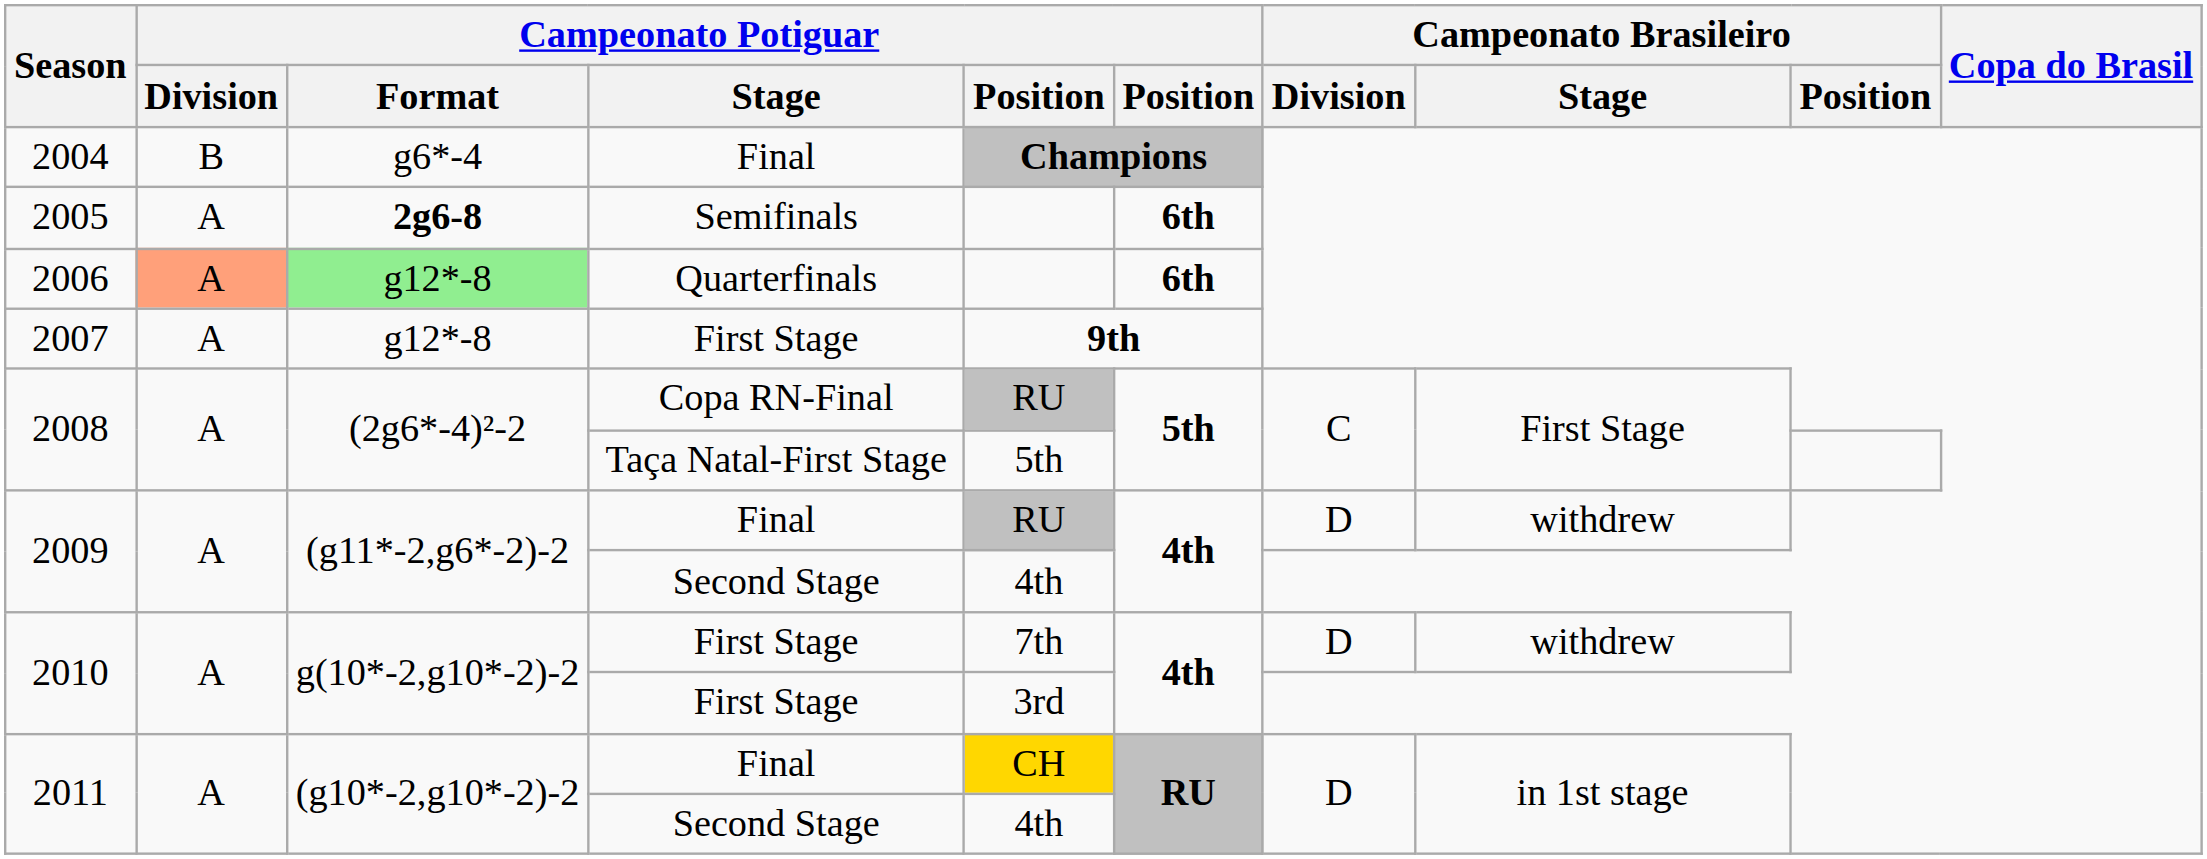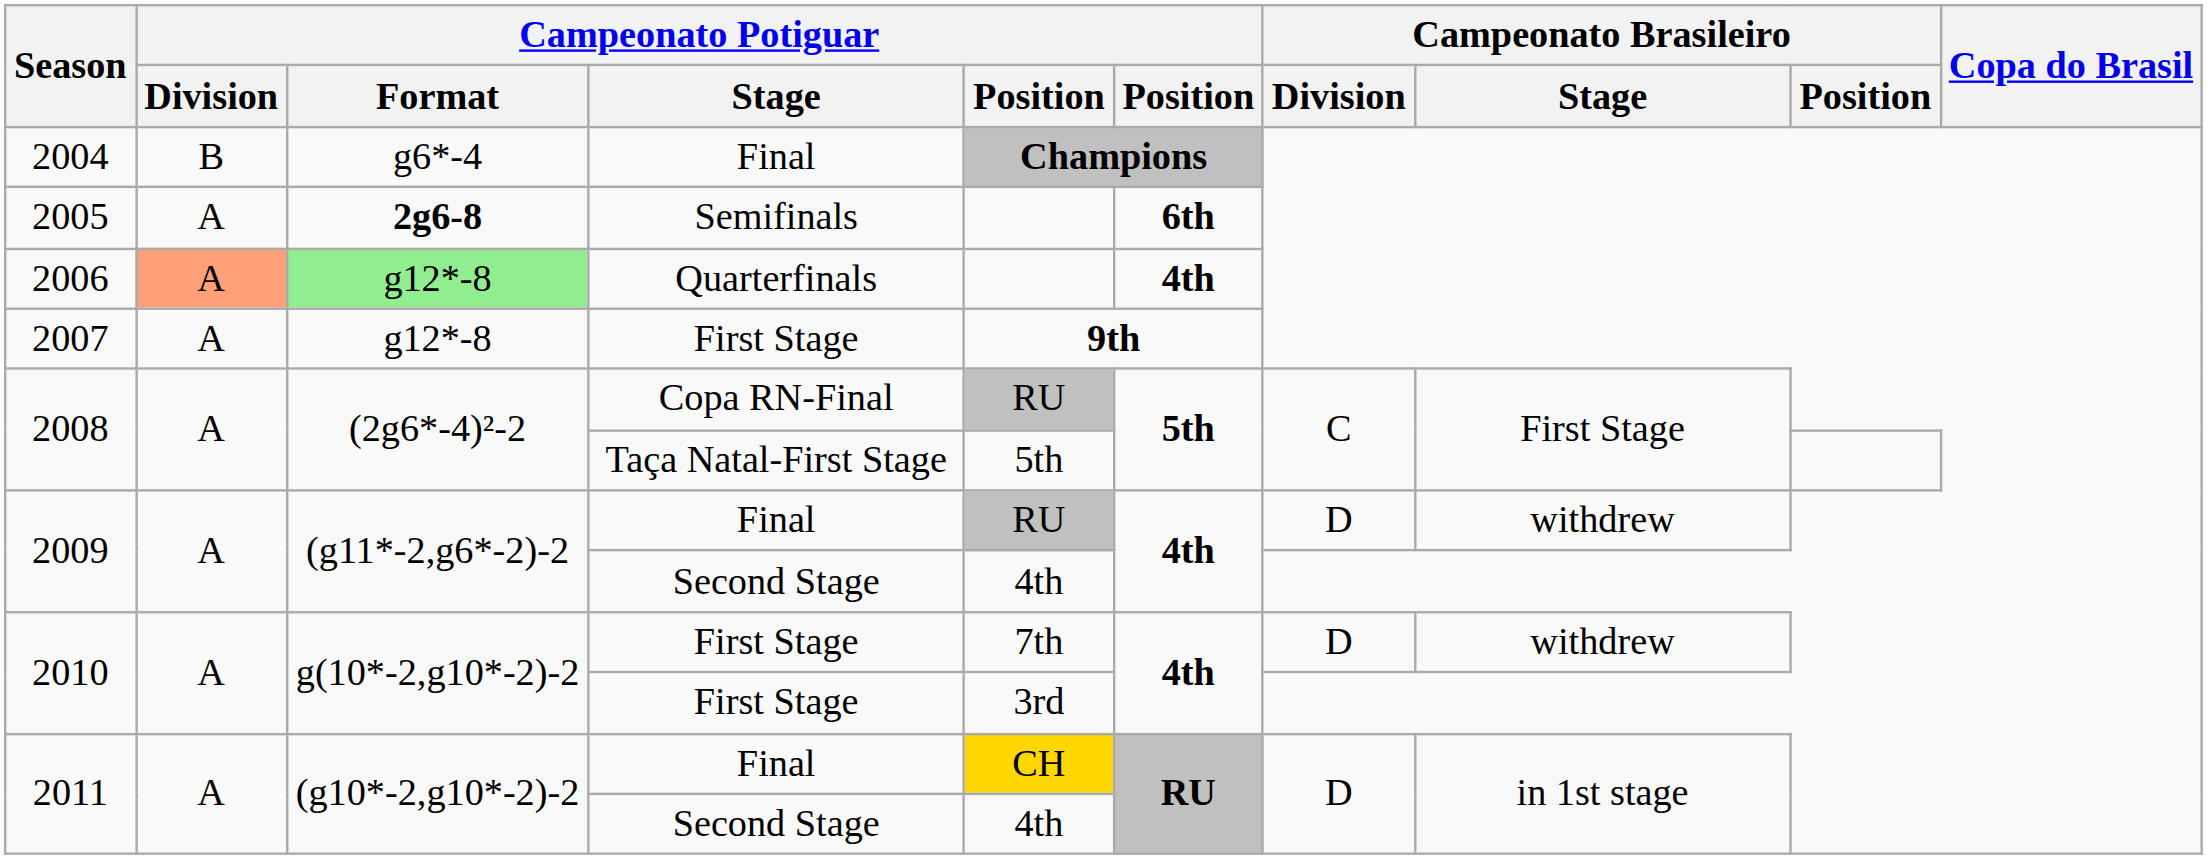(1188, 277) 6th -> (1188, 277) 4th
